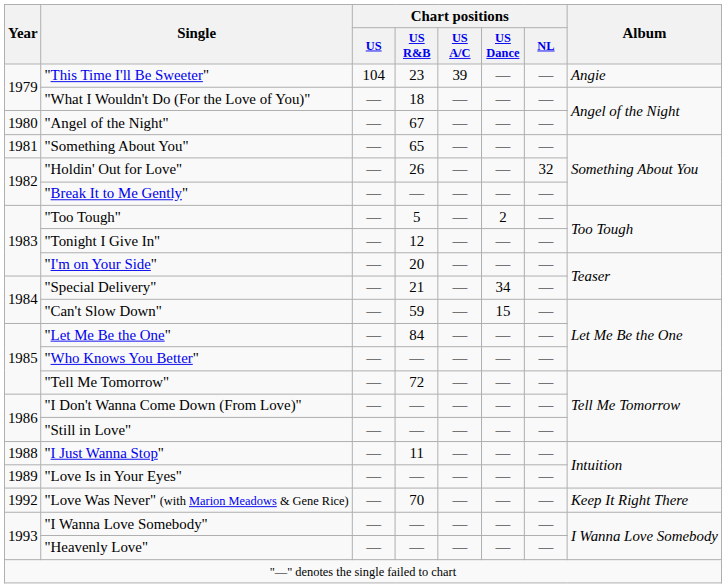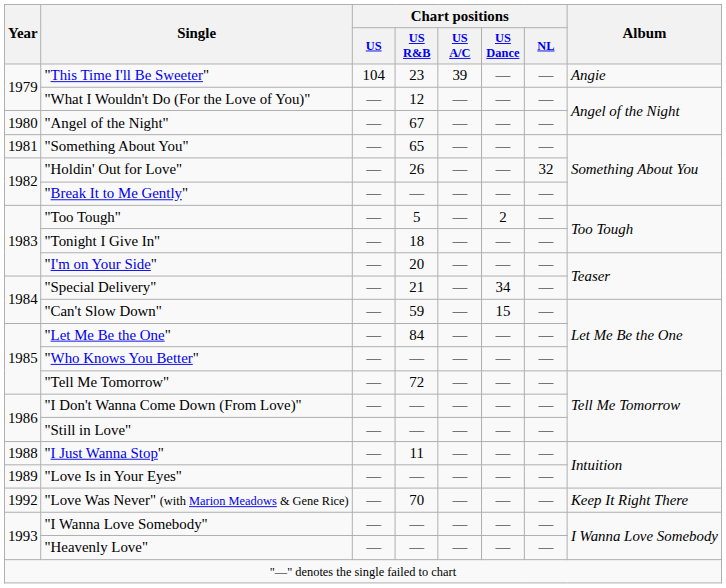(417, 99) 18 -> (417, 99) 12
(417, 240) 12 -> (417, 240) 18
